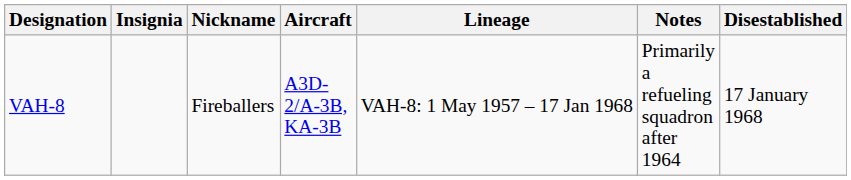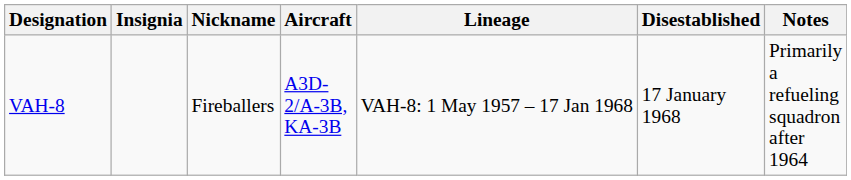columns swapped: (678, 19) <-> (783, 19)
